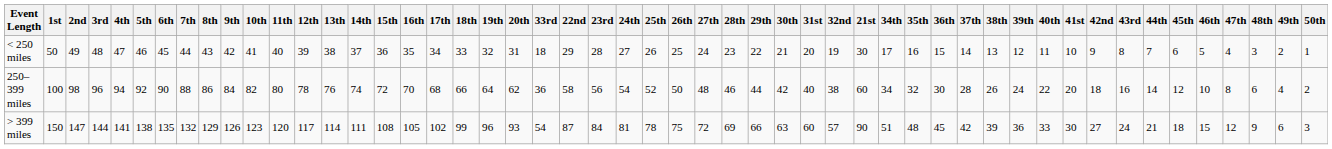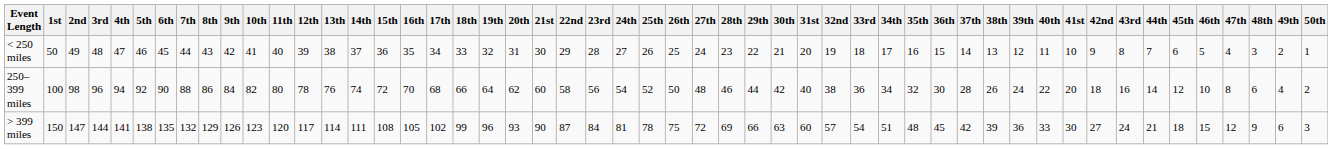columns swapped: (866, 19) <-> (546, 19)
